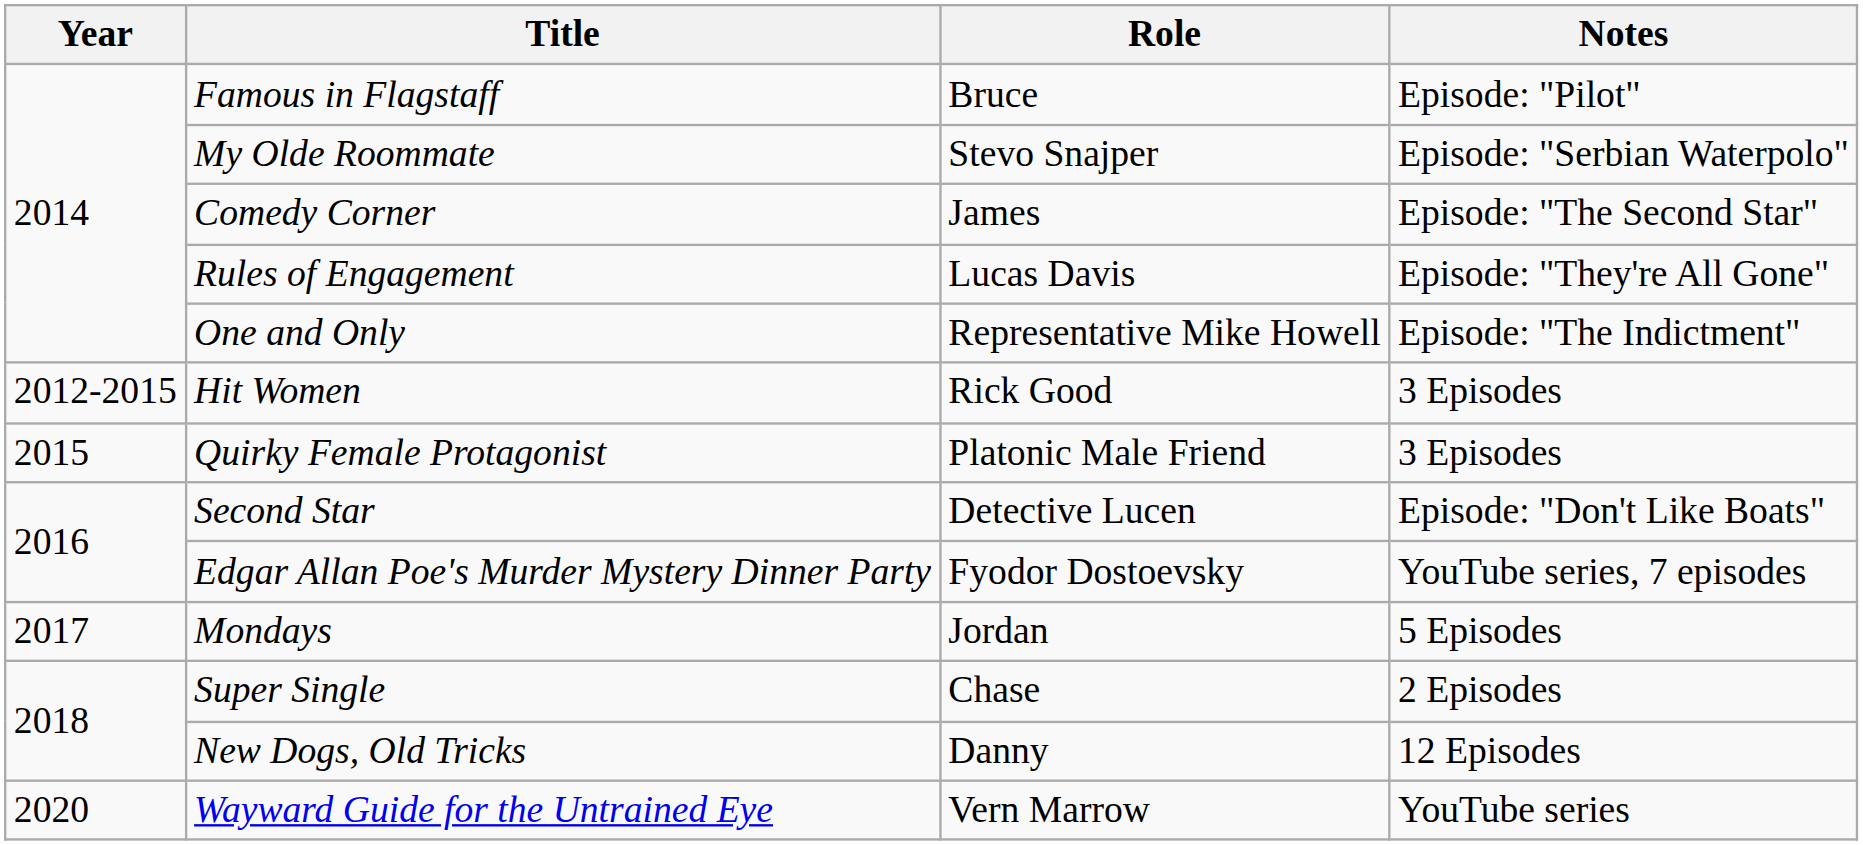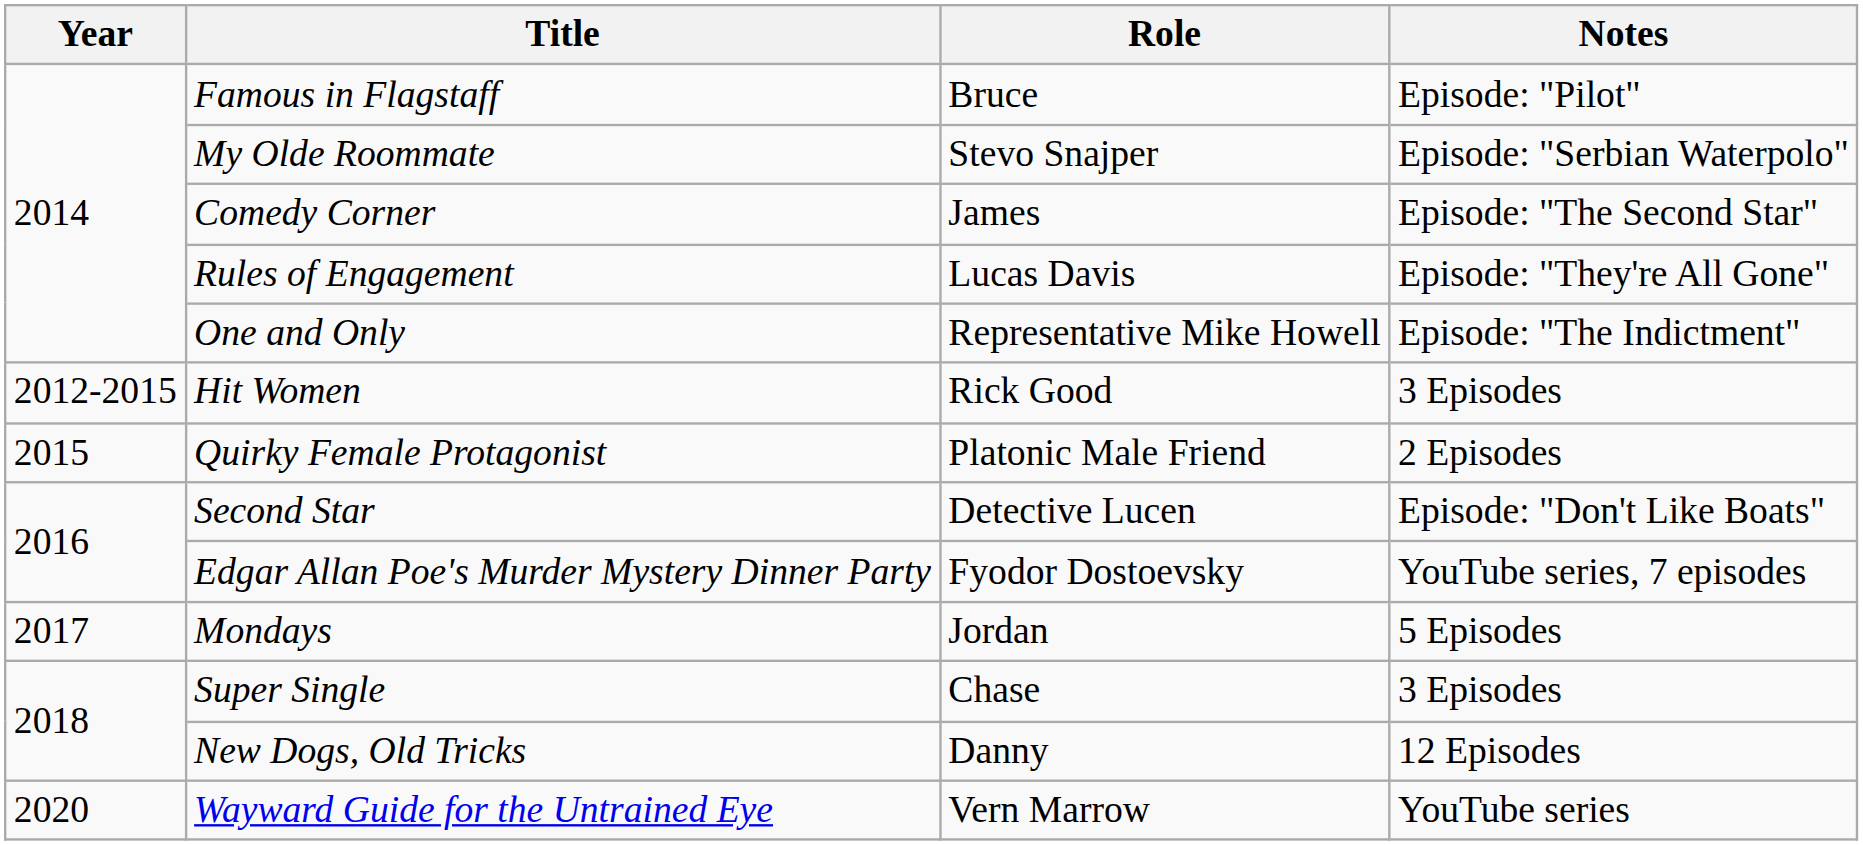(1480, 451) 3 Episodes -> (1480, 451) 2 Episodes
(1480, 690) 2 Episodes -> (1480, 690) 3 Episodes
